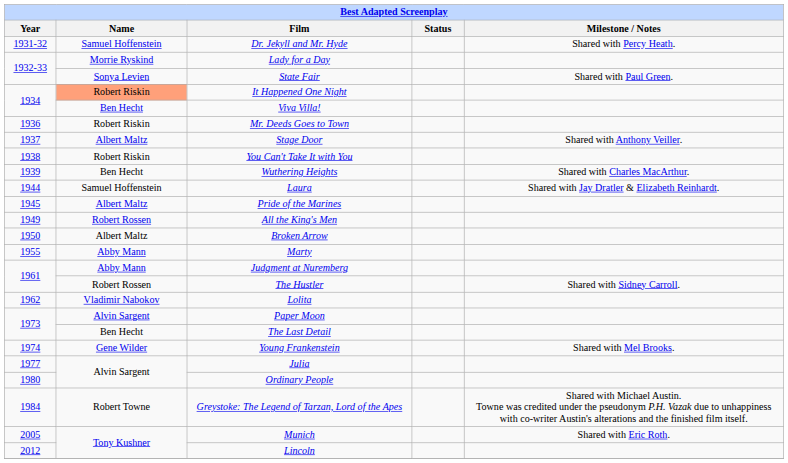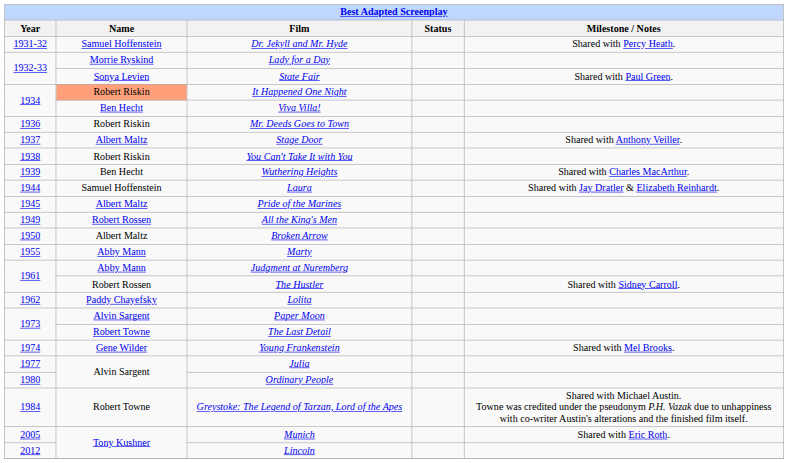(122, 300) Vladimir Nabokov -> (122, 300) Paddy Chayefsky
(122, 332) Ben Hecht -> (122, 332) Robert Towne
